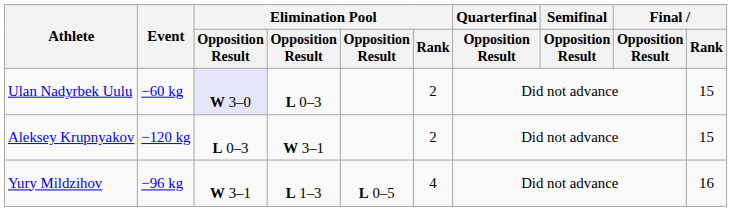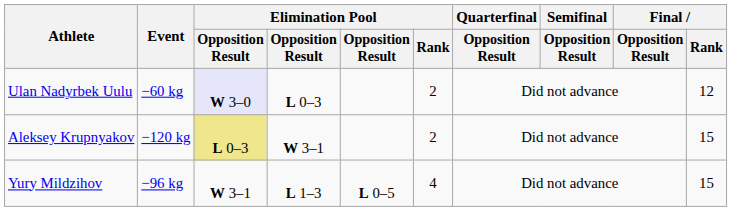(706, 91) 15 -> (706, 91) 12
(230, 148) no background -> (230, 148) khaki background
(706, 183) 16 -> (706, 183) 15
